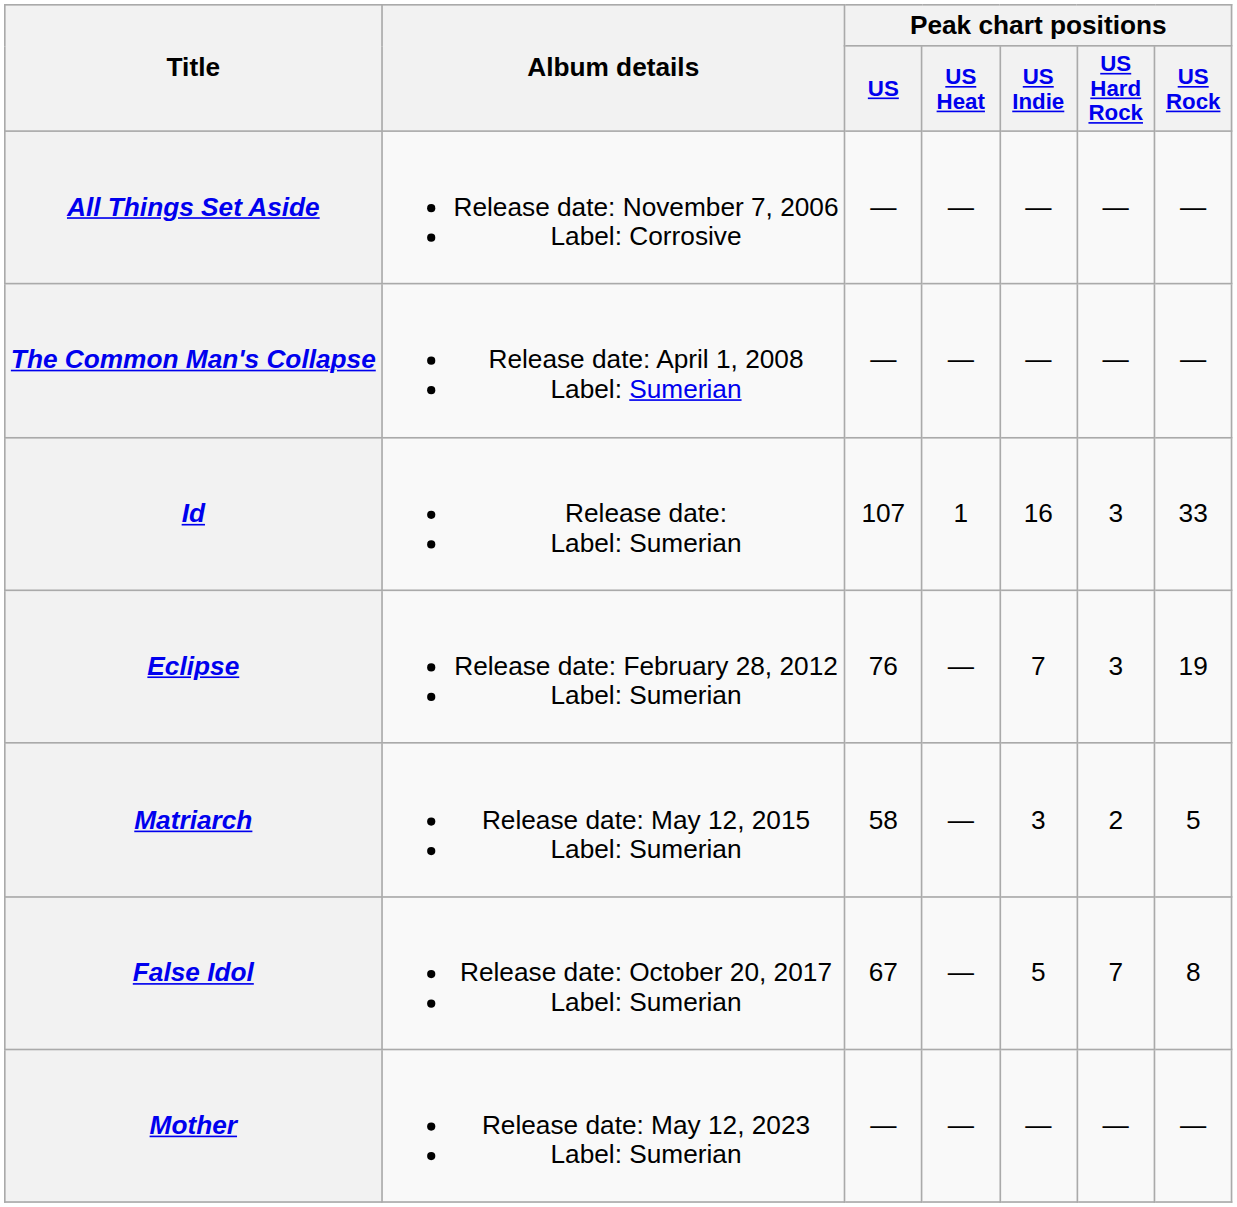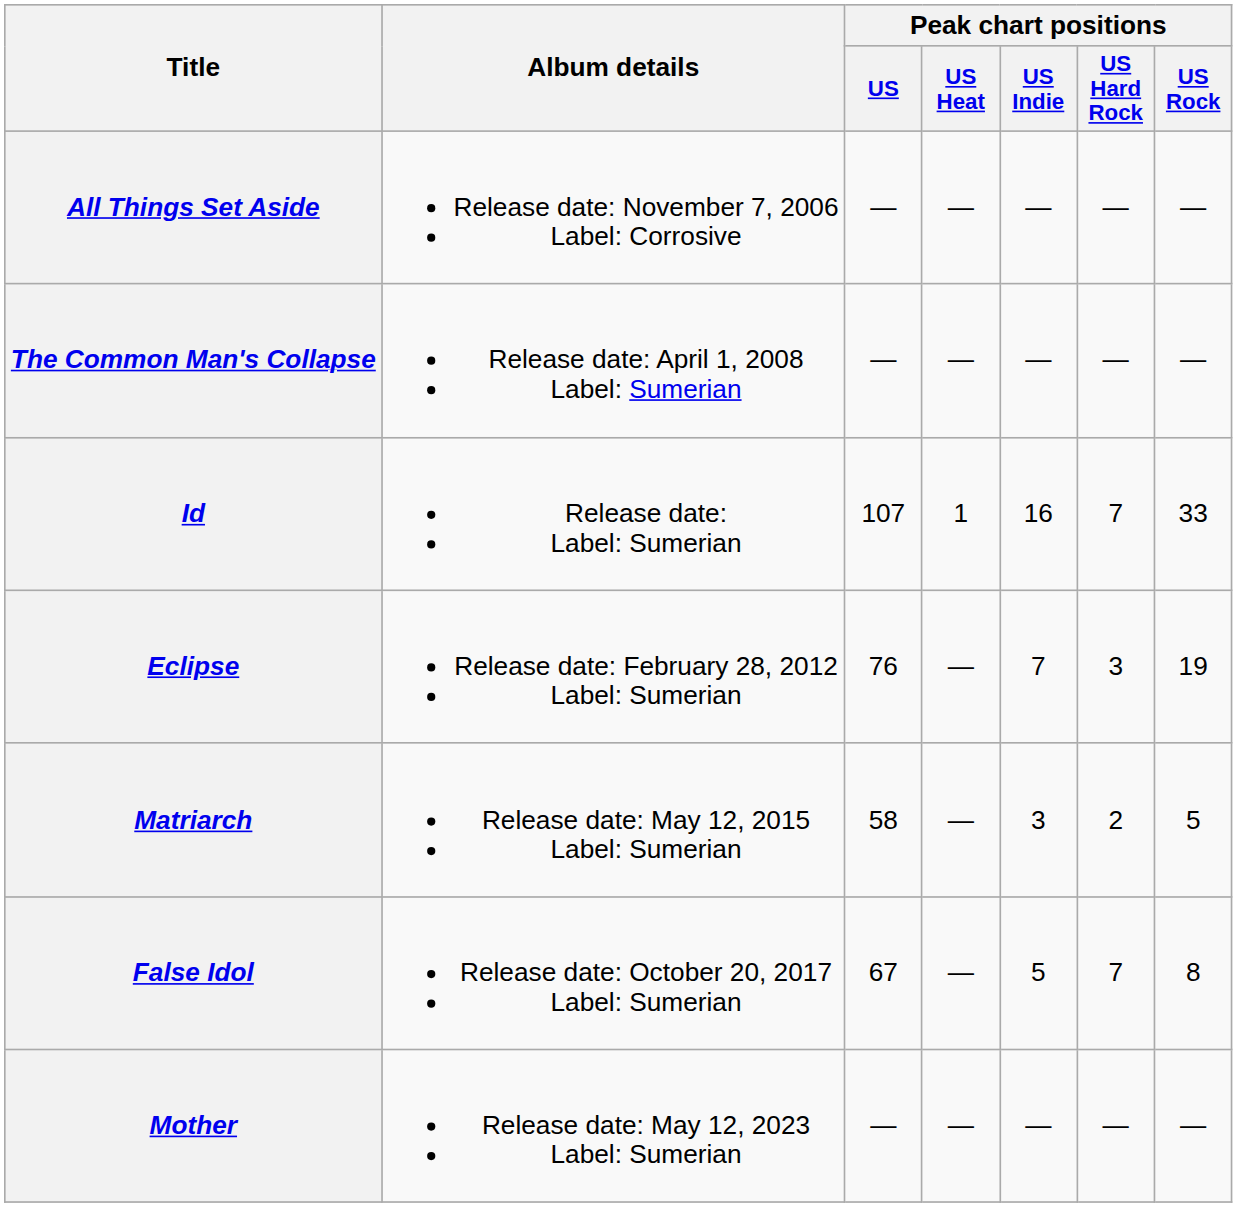(1116, 513) 3 -> (1116, 513) 7
